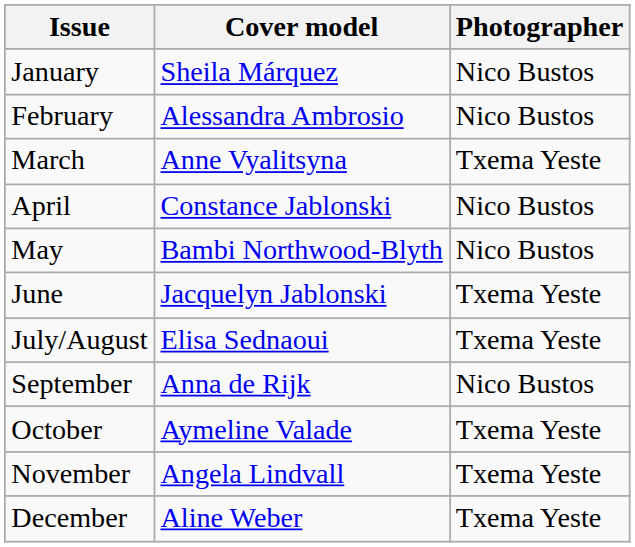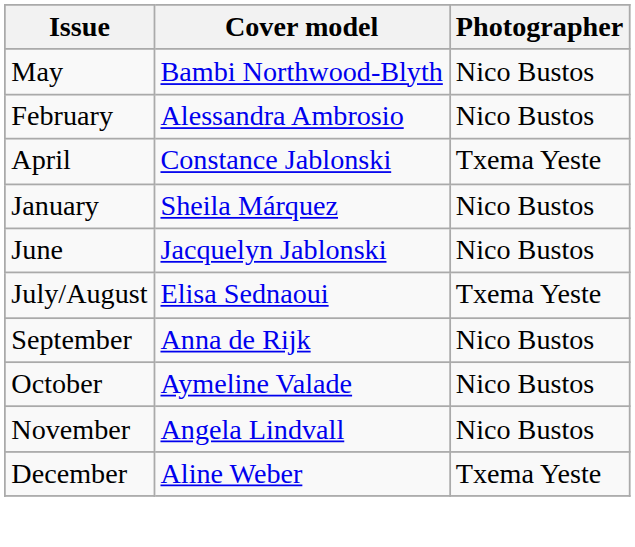rows swapped: (55, 71) <-> (37, 250)
- row: (48, 160)
(525, 205) Nico Bustos -> (529, 160) Txema Yeste
(529, 294) Txema Yeste -> (525, 250) Nico Bustos
(529, 428) Txema Yeste -> (525, 384) Nico Bustos
(529, 473) Txema Yeste -> (525, 428) Nico Bustos
